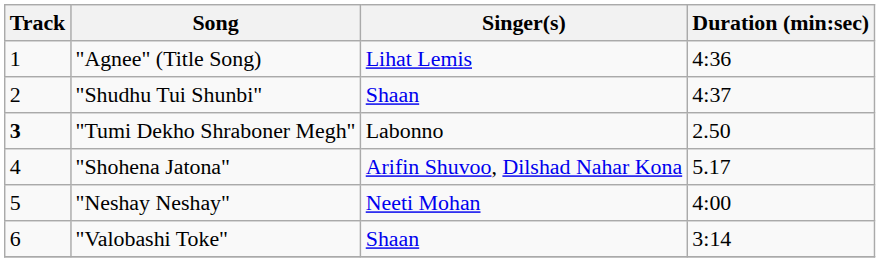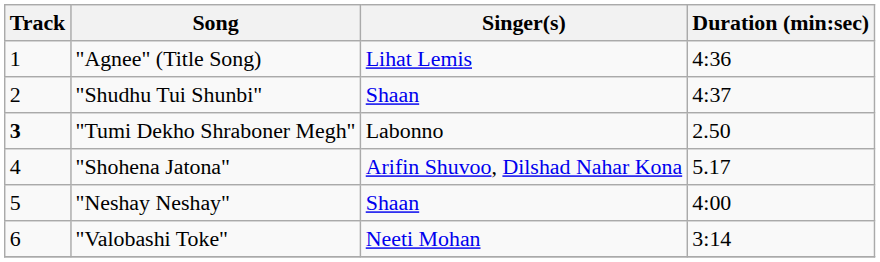(423, 203) Neeti Mohan -> (392, 203) Shaan
(392, 239) Shaan -> (423, 239) Neeti Mohan
